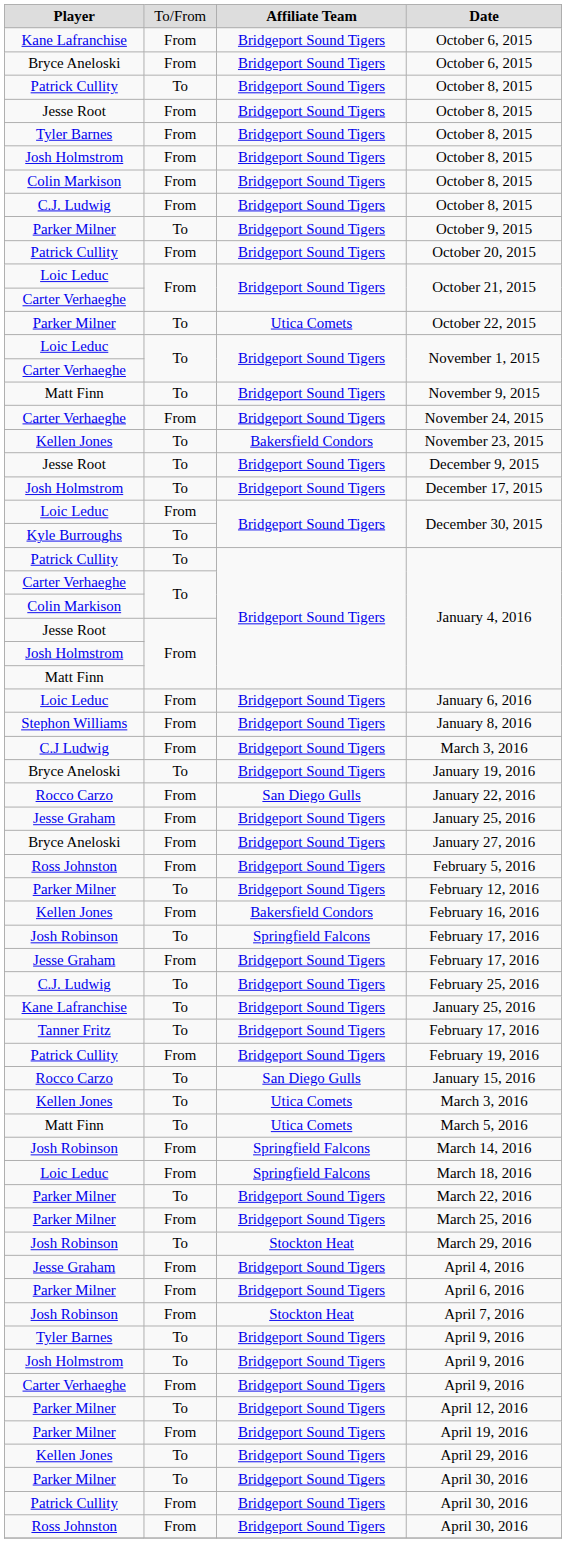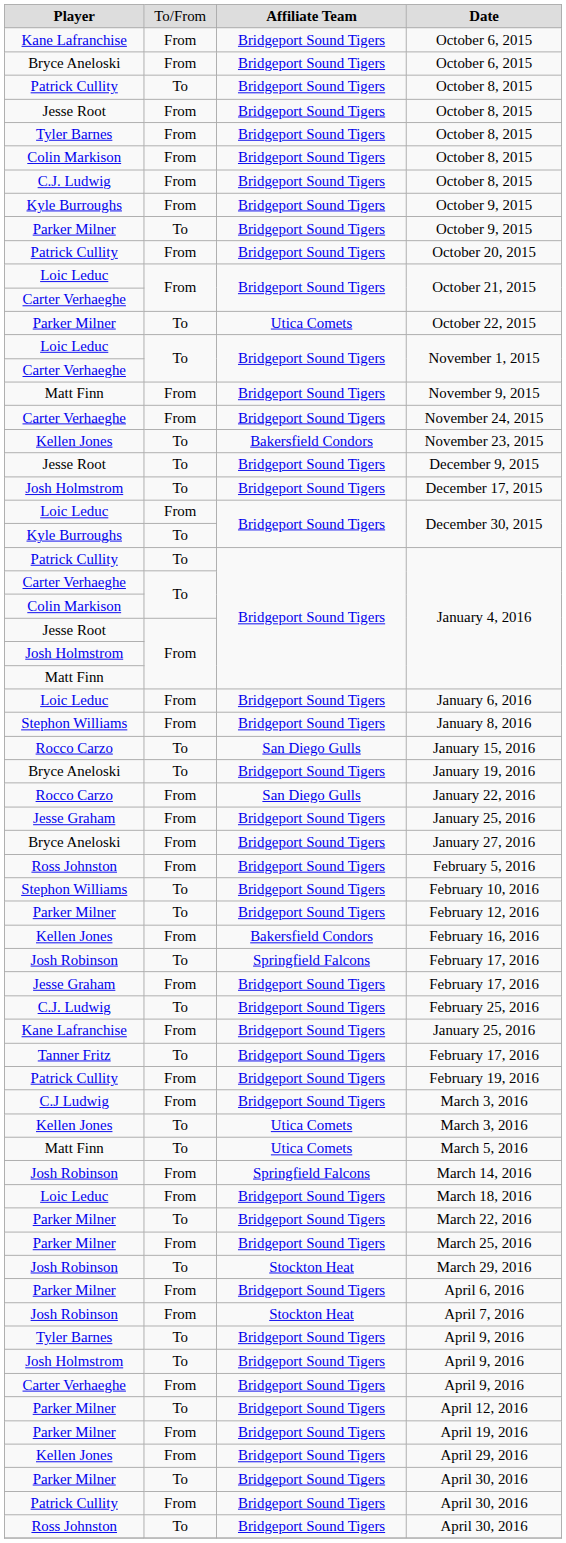- row: (74, 157)
+ row: (74, 205)
(180, 393) To -> (180, 393) From
rows swapped: (74, 1078) <-> (74, 747)
+ row: (74, 889)
(180, 1007) To -> (180, 1031) From
(312, 1172) Springfield Falcons -> (312, 1196) Bridgeport Sound Tigers
- row: (74, 1267)
(180, 1455) To -> (180, 1455) From
(180, 1526) From -> (180, 1526) To
